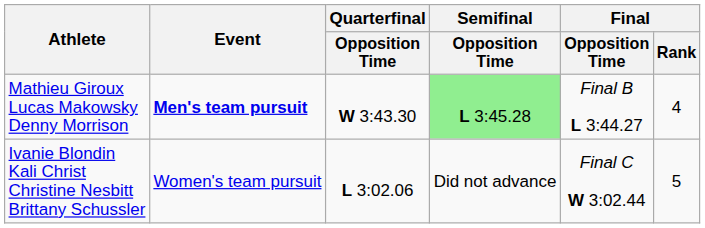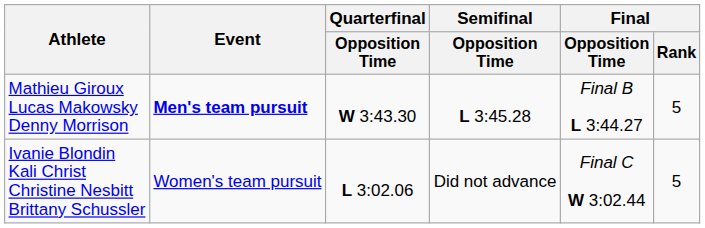(495, 117) lightgreen background -> (495, 117) no background
(677, 107) 4 -> (677, 107) 5
